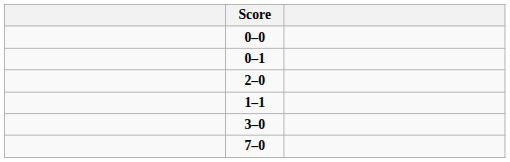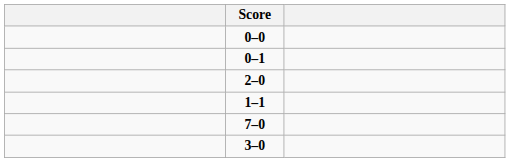rows swapped: (255, 146) <-> (255, 124)
